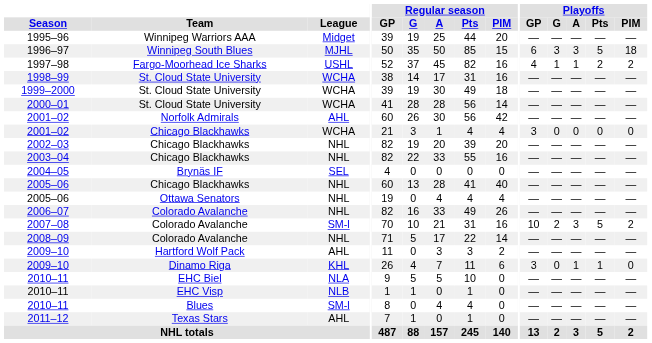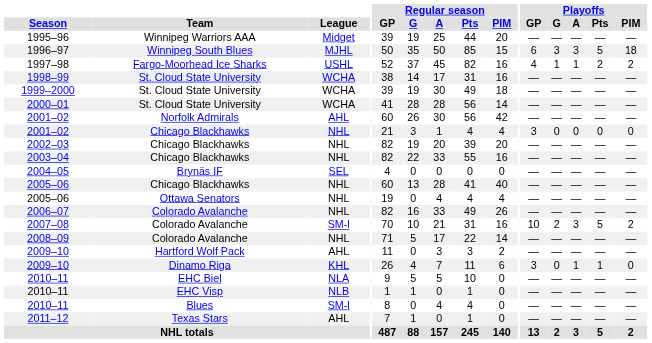(339, 131) WCHA -> (339, 131) NHL
